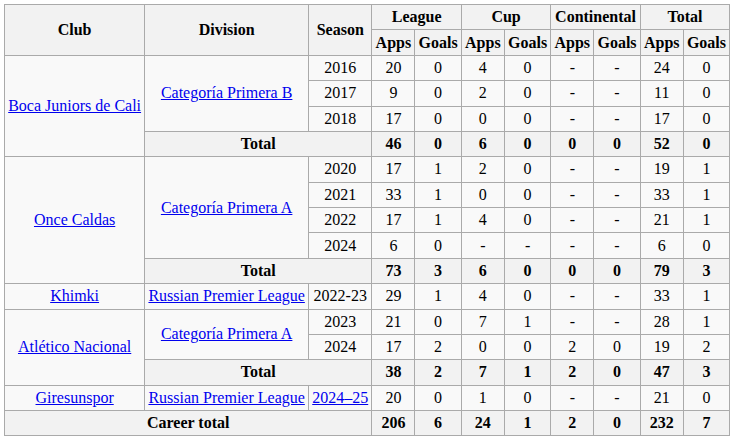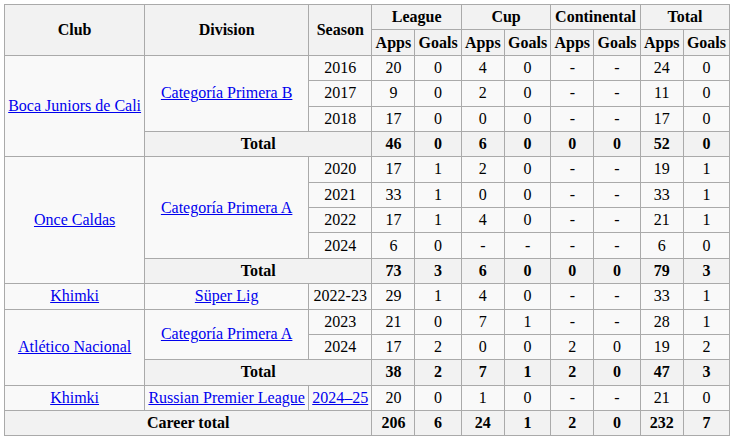(227, 296) Russian Premier League -> (227, 296) Süper Lig
(75, 397) Giresunspor -> (75, 397) Khimki
